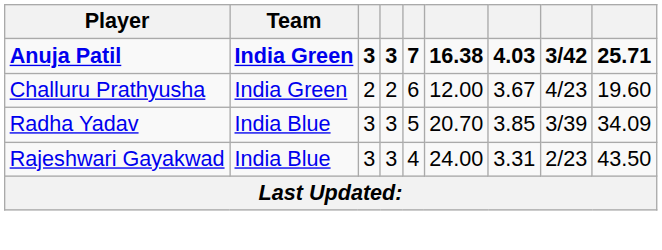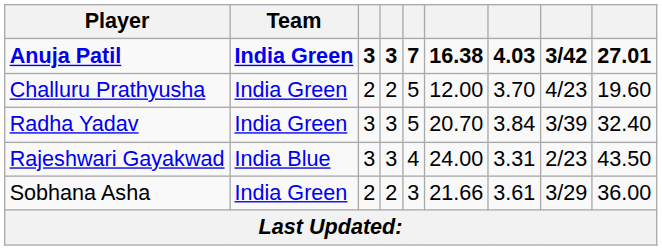(624, 55) 25.71 -> (624, 55) 27.01
(413, 90) 6 -> (413, 90) 5
(514, 90) 3.67 -> (514, 90) 3.70
(283, 124) India Blue -> (291, 124) India Green
(514, 124) 3.85 -> (514, 124) 3.84
(624, 124) 34.09 -> (624, 124) 32.40
+ row: (80, 192)
